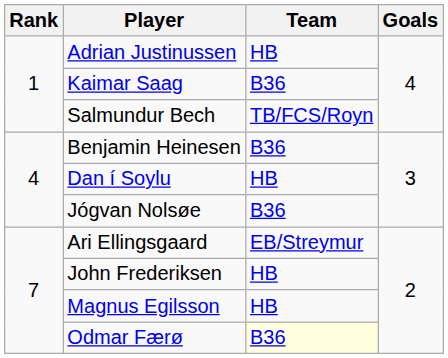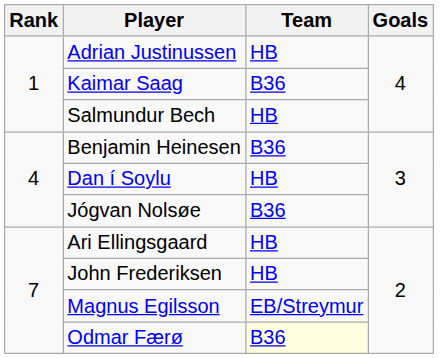(312, 115) TB/FCS/Royn -> (264, 115) HB
(307, 242) EB/Streymur -> (264, 242) HB
(264, 305) HB -> (307, 305) EB/Streymur
